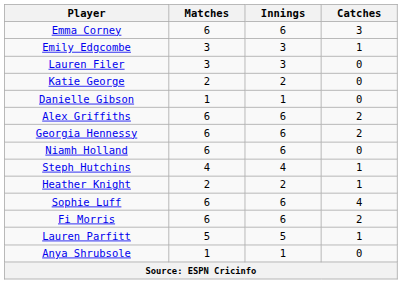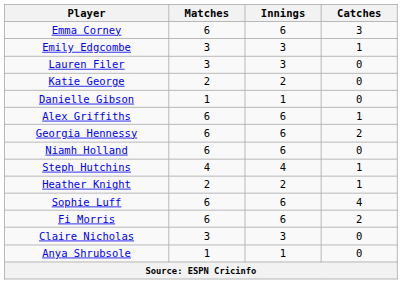(359, 116) 2 -> (359, 116) 1
+ row: (87, 236)
- row: (87, 236)
